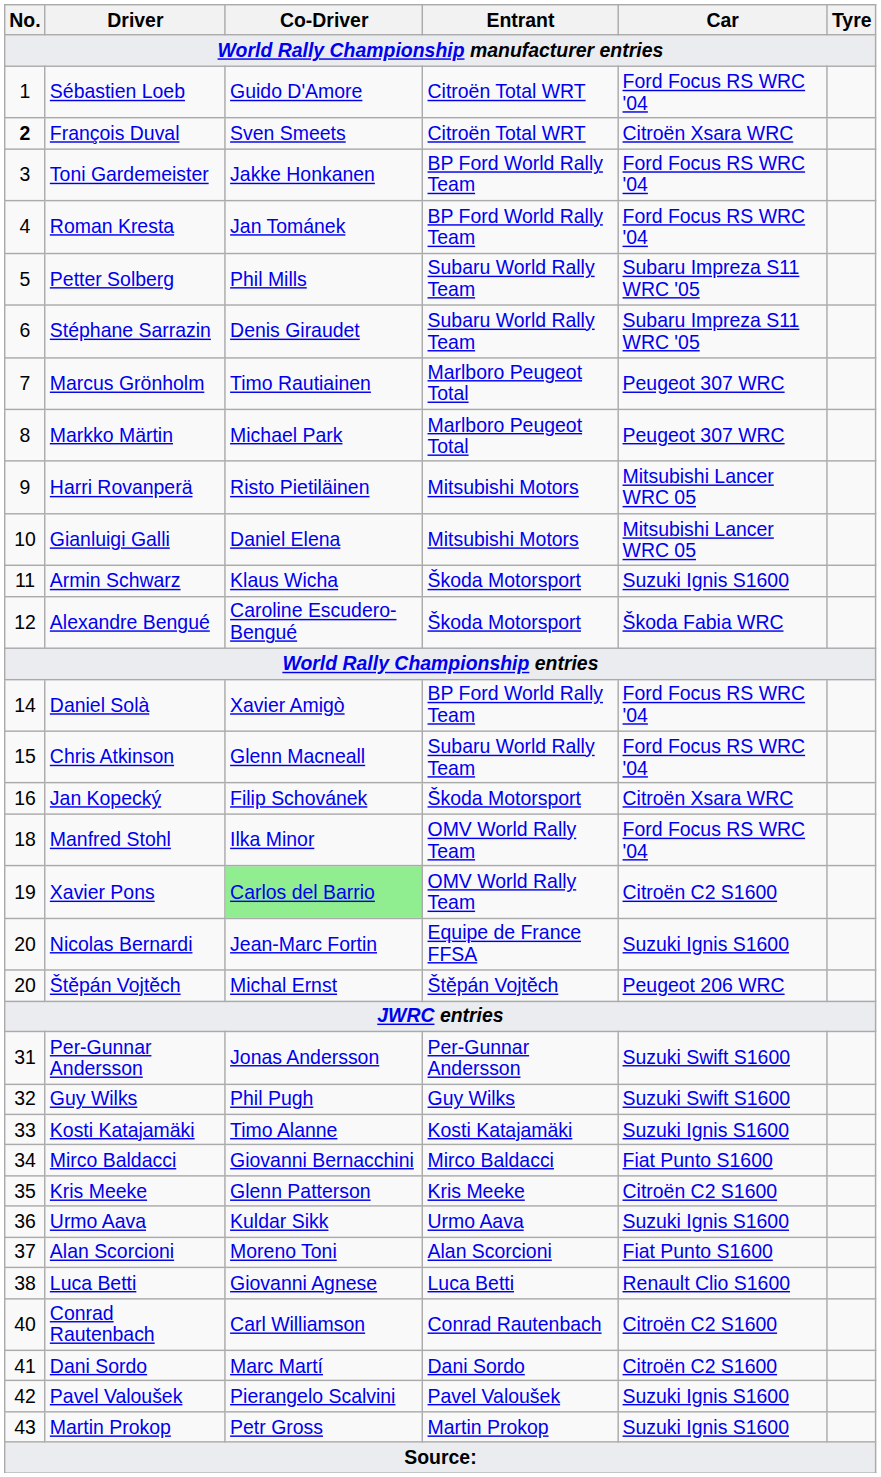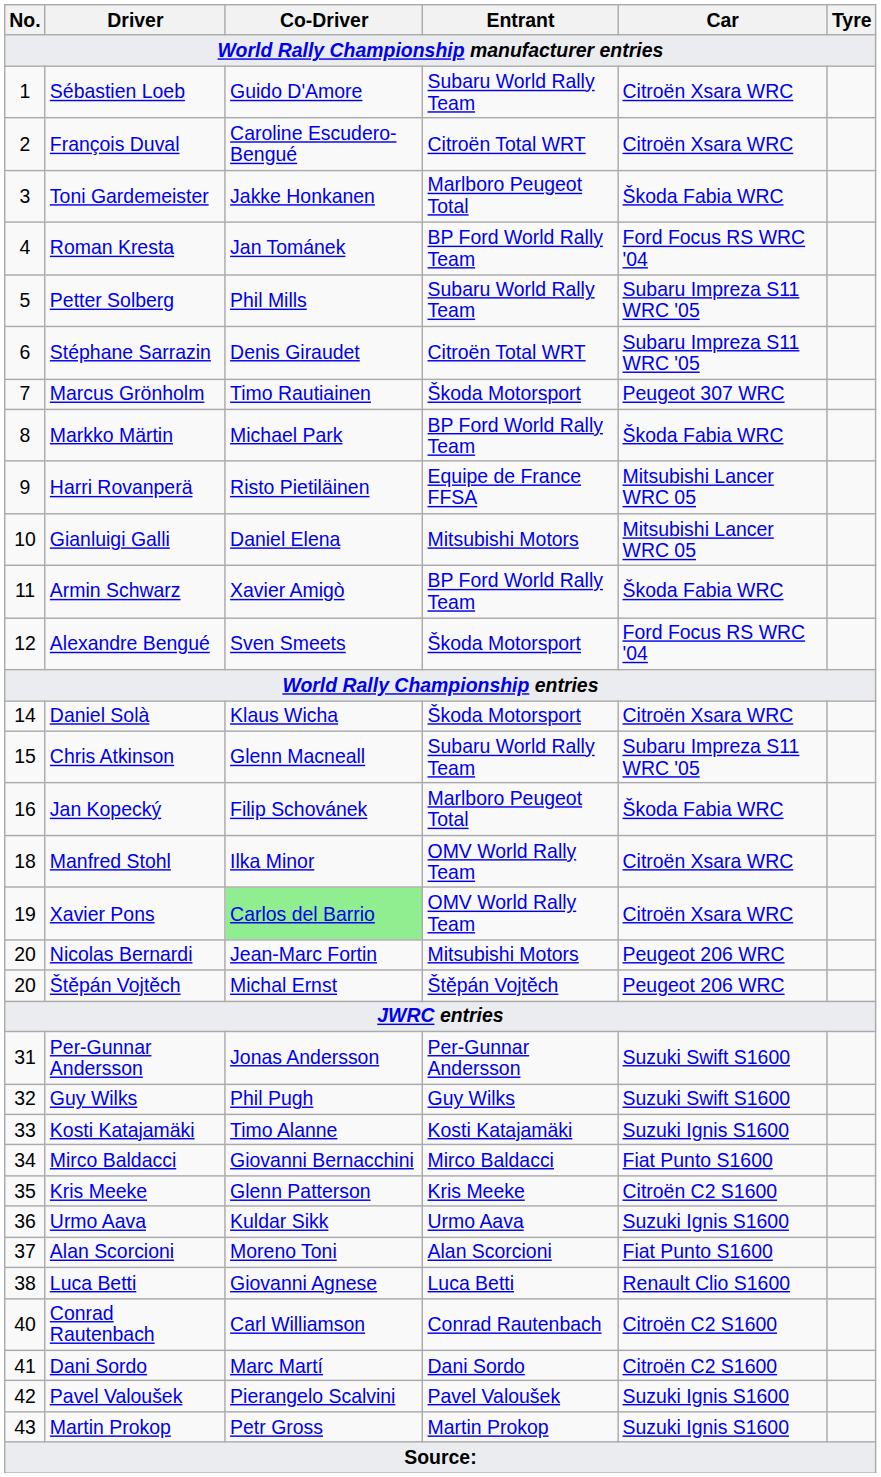(507, 92) Citroën Total WRT -> (511, 92) Subaru World Rally Team
(714, 92) Ford Focus RS WRC '04 -> (708, 92) Citroën Xsara WRC
(25, 133) bold -> (25, 144) normal
(288, 133) Sven Smeets -> (313, 144) Caroline Escudero-Bengué
(515, 174) BP Ford World Rally Team -> (505, 196) Marlboro Peugeot Total
(714, 174) Ford Focus RS WRC '04 -> (703, 196) Škoda Fabia WRC
(511, 331) Subaru World Rally Team -> (507, 352) Citroën Total WRT
(505, 383) Marlboro Peugeot Total -> (504, 394) Škoda Motorsport
(505, 435) Marlboro Peugeot Total -> (515, 435) BP Ford World Rally Team
(704, 435) Peugeot 307 WRC -> (703, 435) Škoda Fabia WRC
(503, 487) Mitsubishi Motors -> (504, 487) Equipe de France FFSA
(284, 581) Klaus Wicha -> (287, 591) Xavier Amigò
(504, 581) Škoda Motorsport -> (515, 591) BP Ford World Rally Team
(706, 581) Suzuki Ignis S1600 -> (703, 591) Škoda Fabia WRC
(313, 622) Caroline Escudero-Bengué -> (288, 643) Sven Smeets
(703, 622) Škoda Fabia WRC -> (714, 643) Ford Focus RS WRC '04
(287, 705) Xavier Amigò -> (284, 715) Klaus Wicha
(515, 705) BP Ford World Rally Team -> (504, 715) Škoda Motorsport
(714, 705) Ford Focus RS WRC '04 -> (708, 715) Citroën Xsara WRC
(714, 757) Ford Focus RS WRC '04 -> (711, 757) Subaru Impreza S11 WRC '05
(504, 798) Škoda Motorsport -> (505, 809) Marlboro Peugeot Total
(708, 798) Citroën Xsara WRC -> (703, 809) Škoda Fabia WRC
(714, 840) Ford Focus RS WRC '04 -> (708, 861) Citroën Xsara WRC
(700, 892) Citroën C2 S1600 -> (708, 913) Citroën Xsara WRC
(504, 944) Equipe de France FFSA -> (503, 954) Mitsubishi Motors
(706, 944) Suzuki Ignis S1600 -> (704, 954) Peugeot 206 WRC
